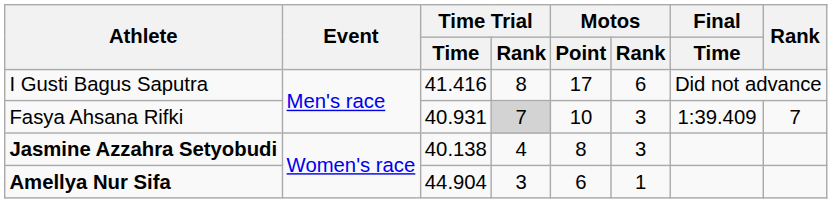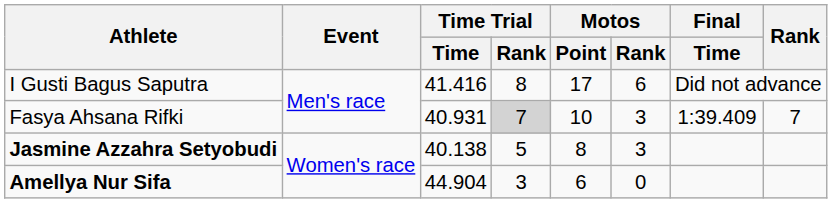(521, 149) 4 -> (521, 149) 5
(641, 182) 1 -> (641, 182) 0
